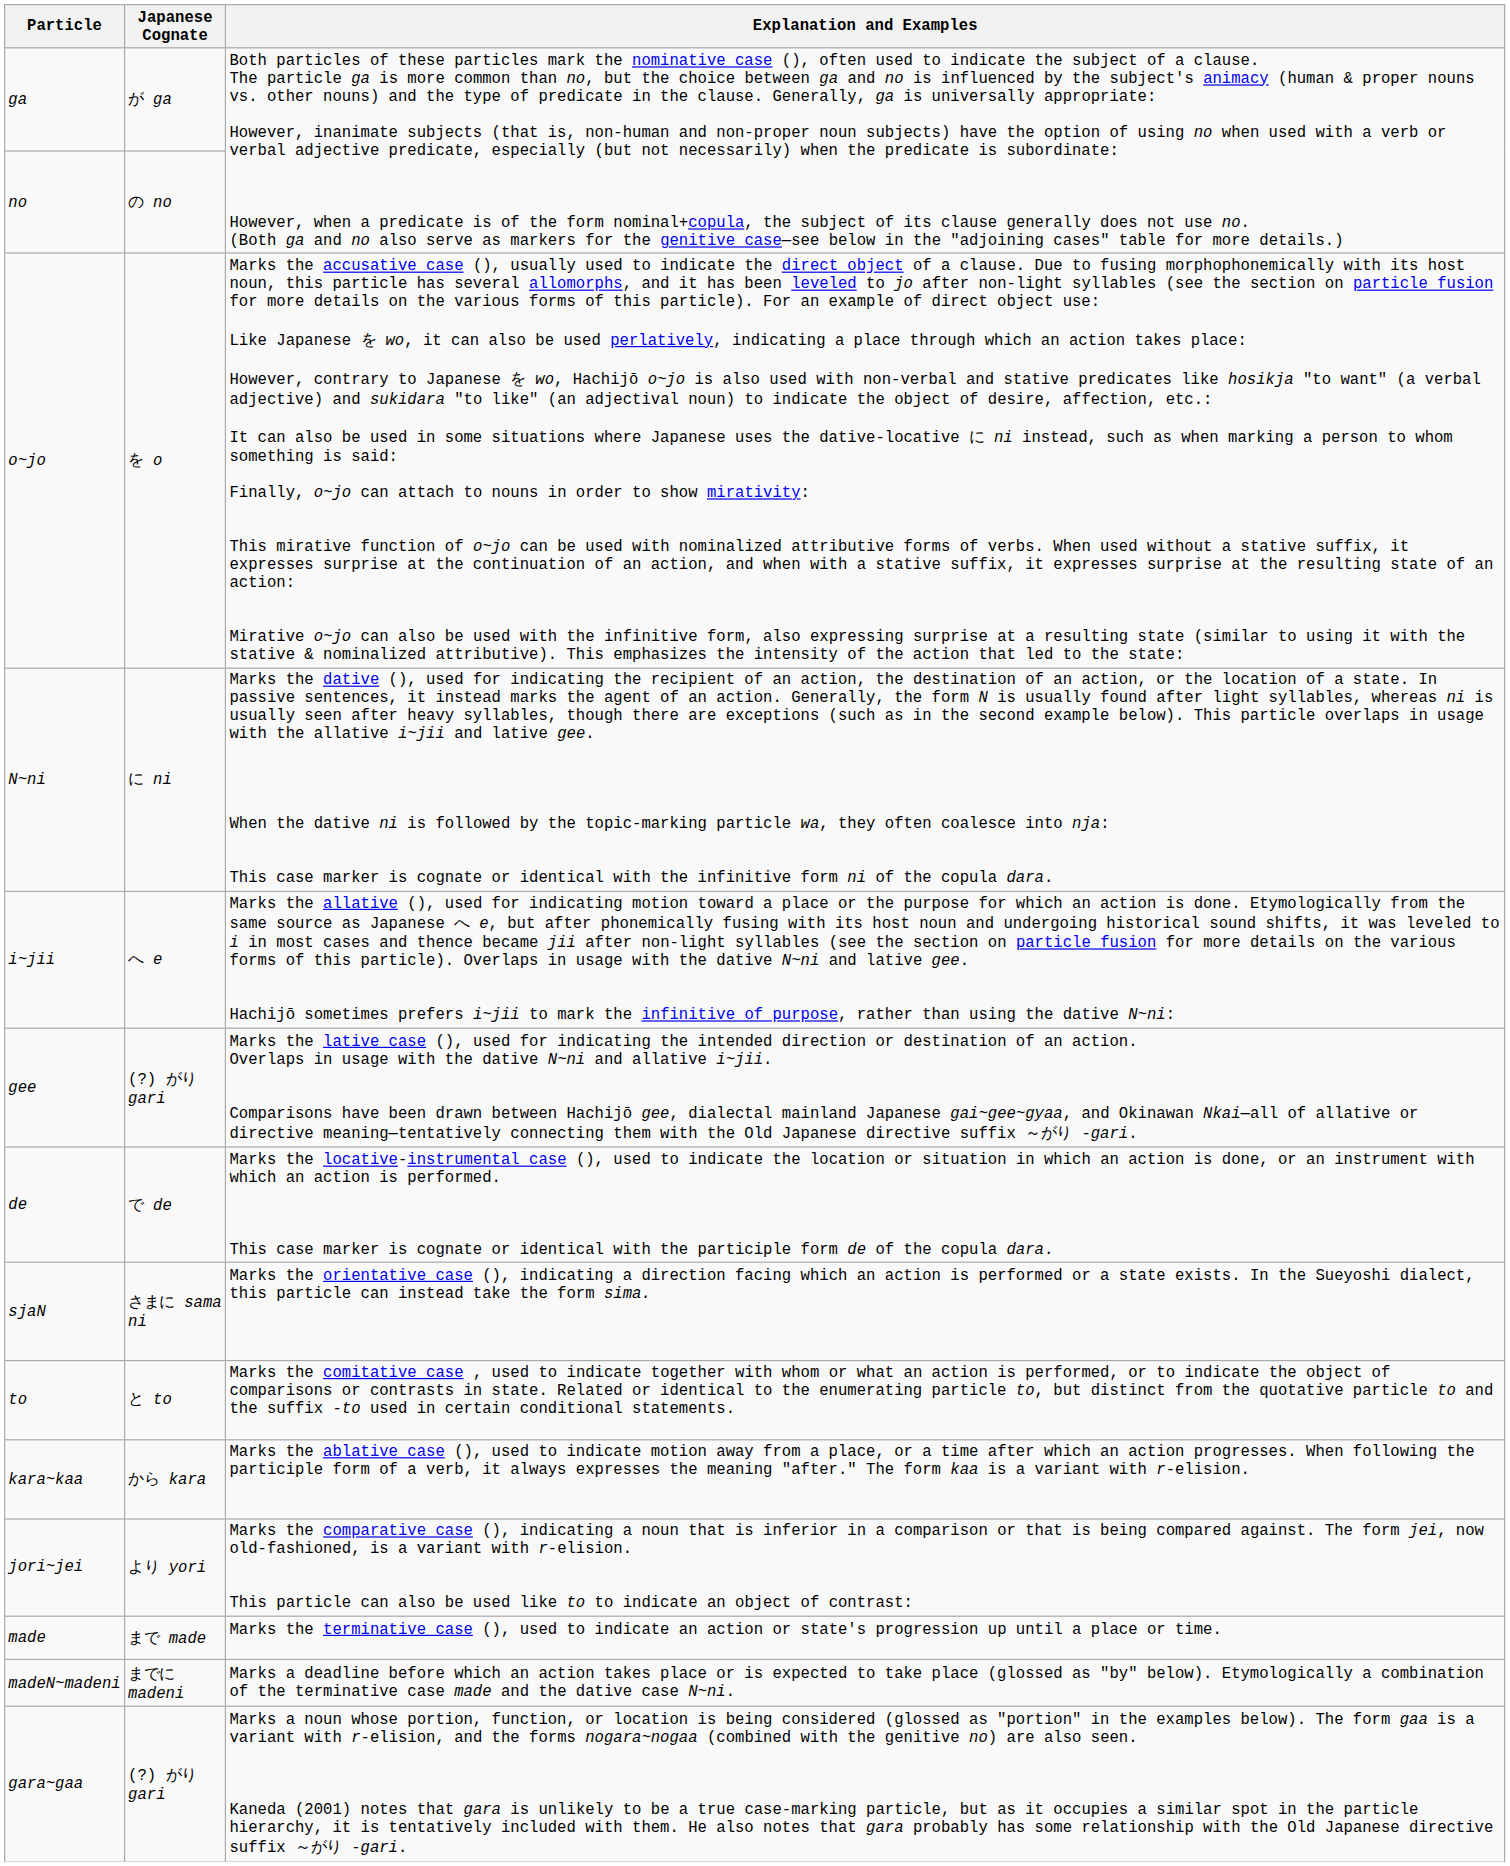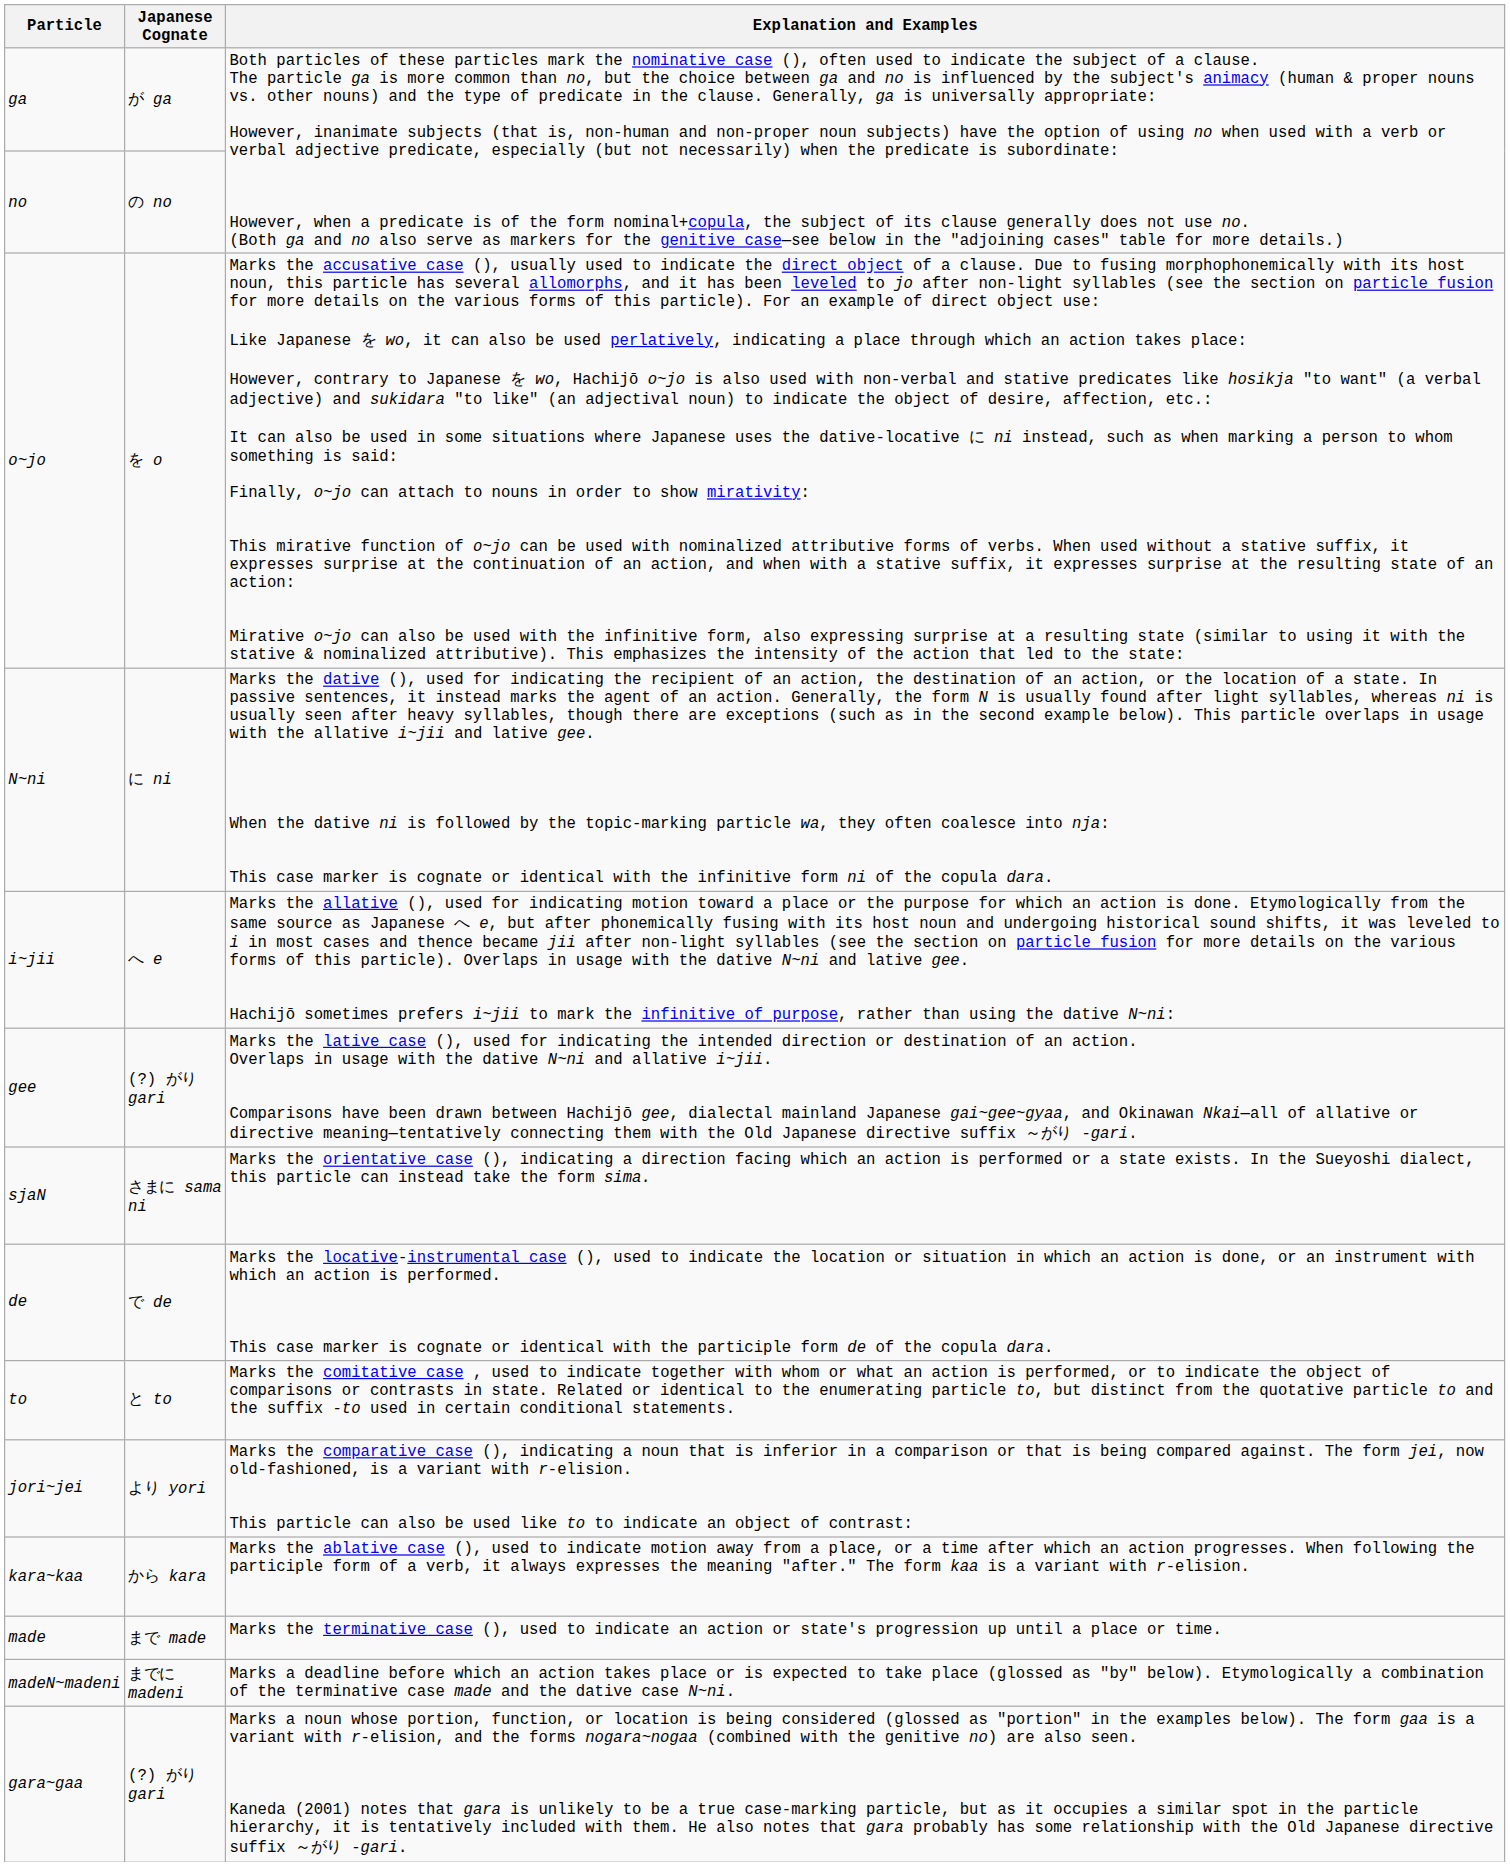rows swapped: (27, 1311) <-> (18, 1205)
rows swapped: (46, 1479) <-> (46, 1568)
